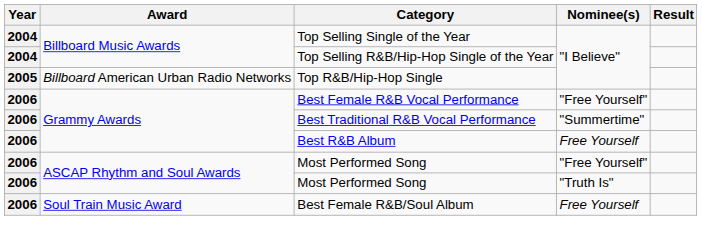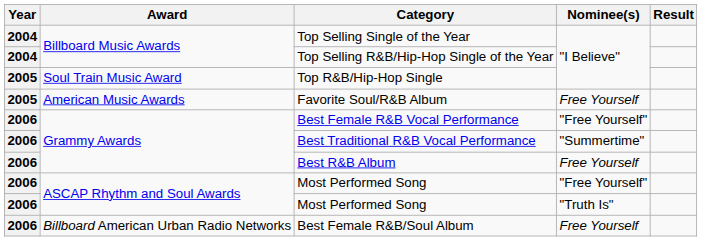(167, 78) Billboard American Urban Radio Networks -> (112, 78) Soul Train Music Award
+ row: (372, 99)
(112, 204) Soul Train Music Award -> (167, 225) Billboard American Urban Radio Networks
